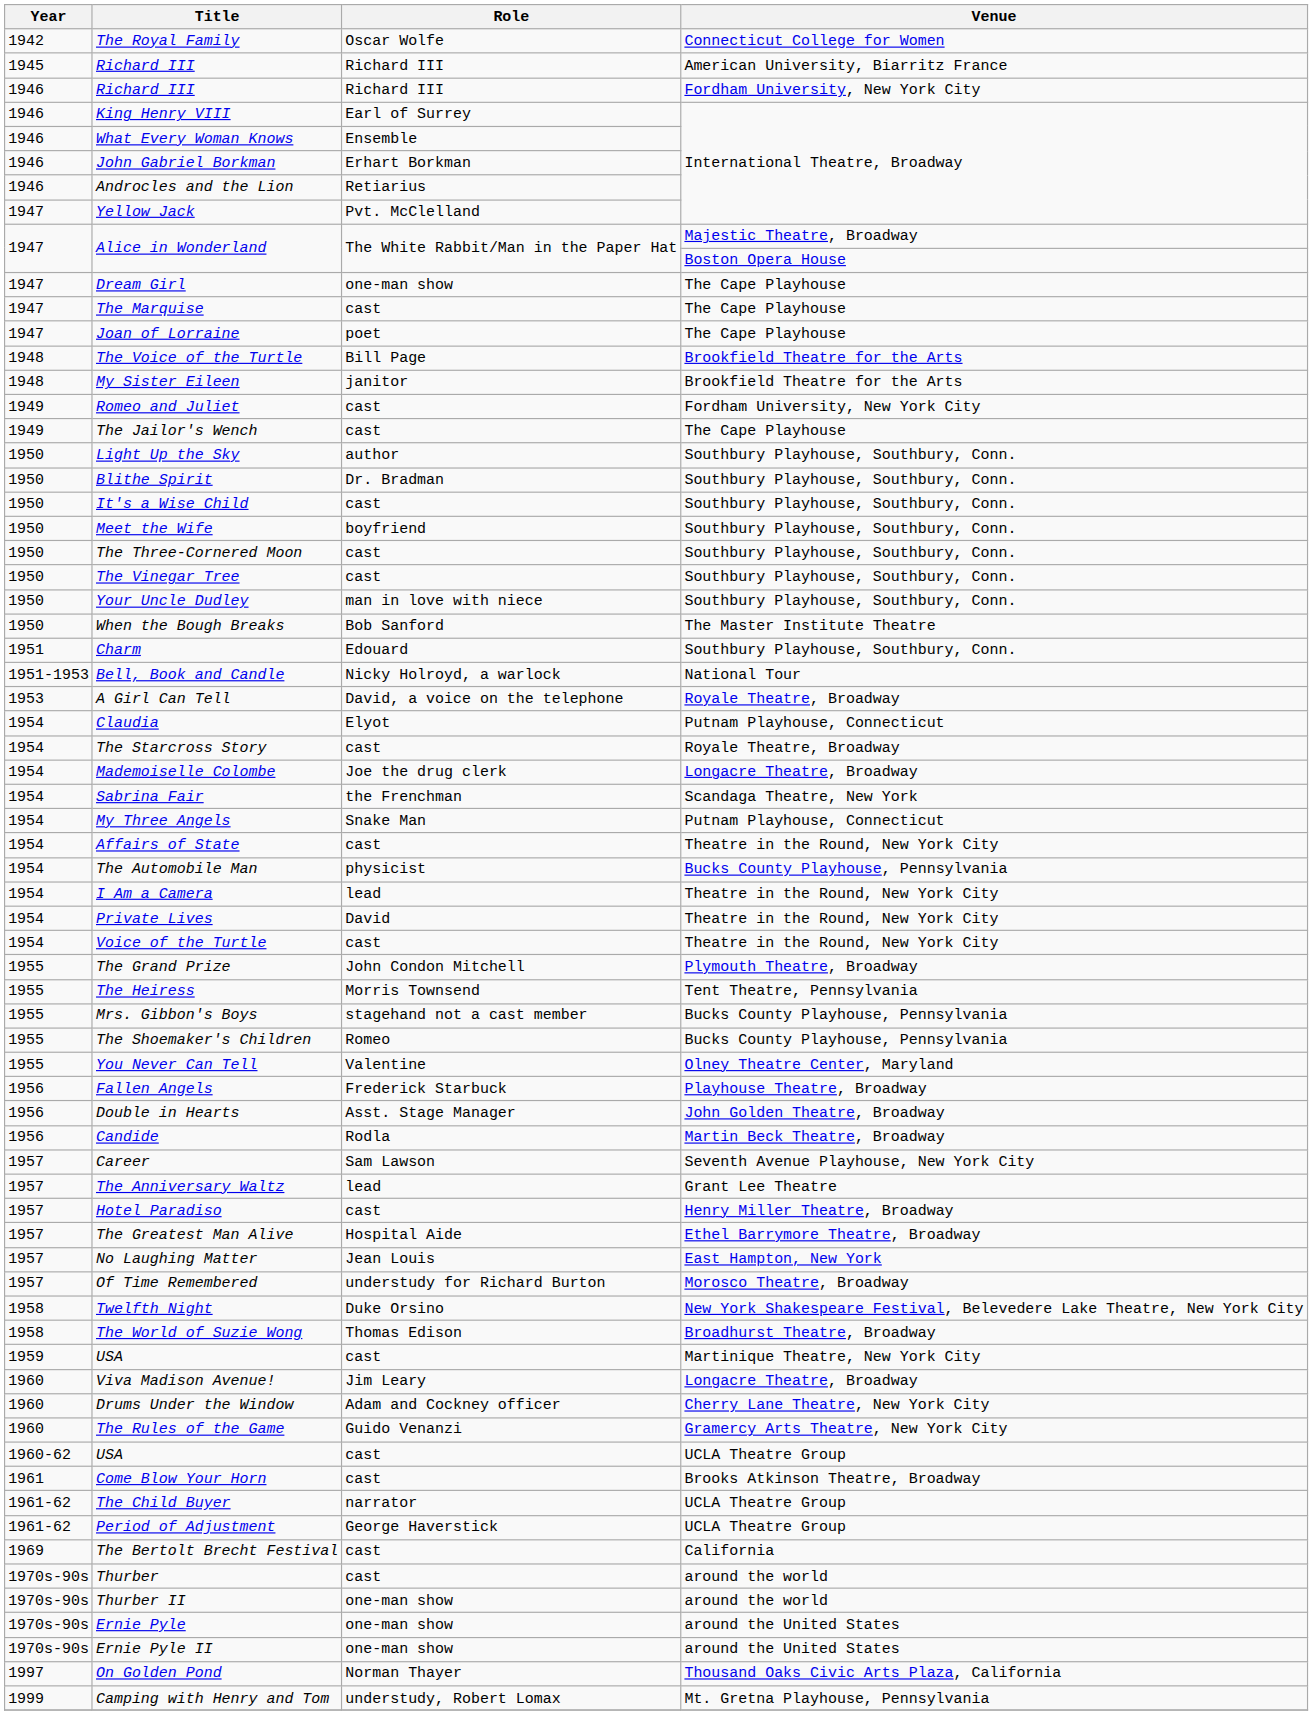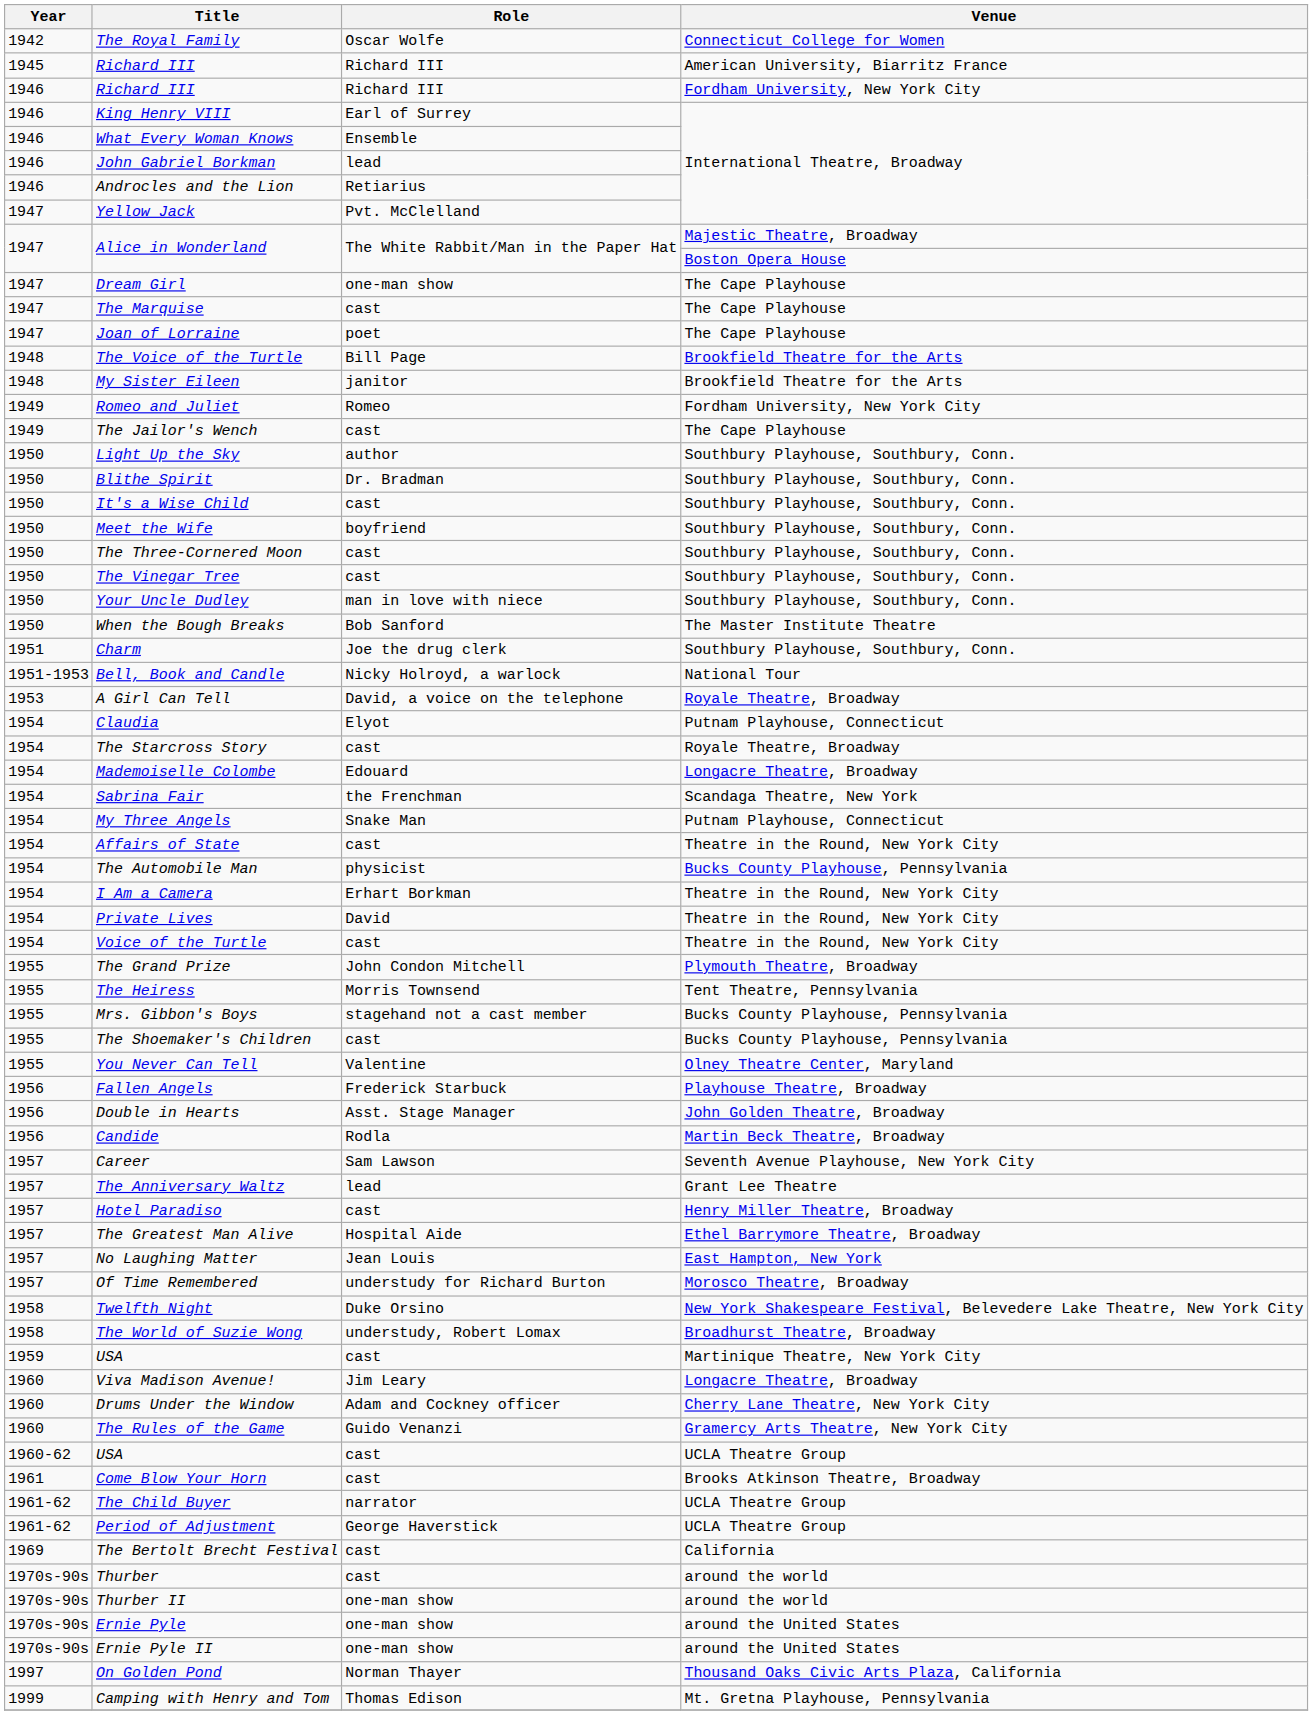(408, 163) Erhart Borkman -> (363, 163) lead
(363, 407) cast -> (368, 407) Romeo
(377, 650) Edouard -> (426, 650) Joe the drug clerk
(426, 772) Joe the drug clerk -> (377, 772) Edouard
(363, 894) lead -> (408, 894) Erhart Borkman
(368, 1040) Romeo -> (363, 1040) cast
(404, 1333) Thomas Edison -> (453, 1333) understudy, Robert Lomax
(453, 1698) understudy, Robert Lomax -> (404, 1698) Thomas Edison
